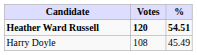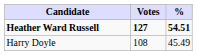(140, 27) 120 -> (140, 27) 127
